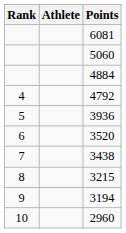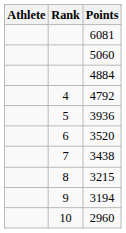columns swapped: (22, 14) <-> (61, 14)
